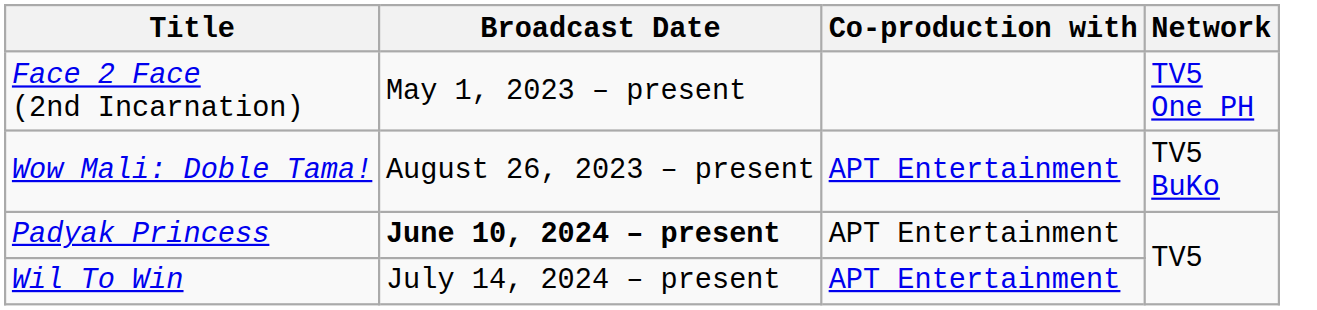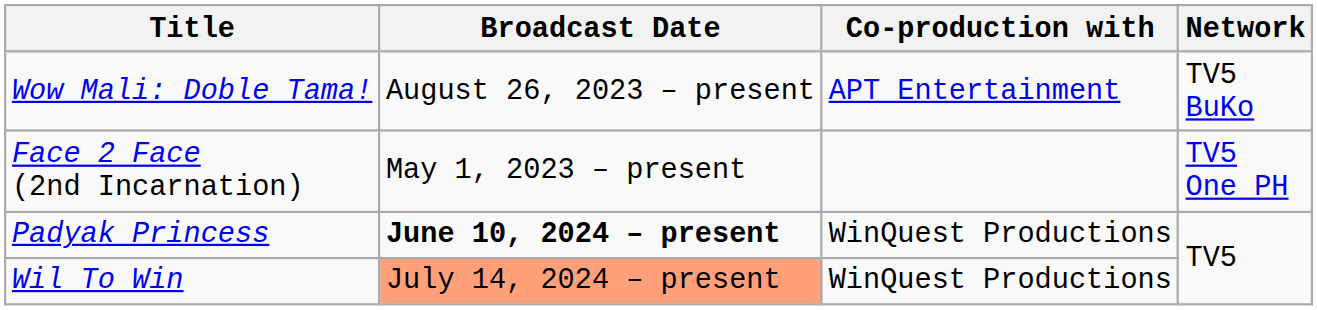rows swapped: (158, 92) <-> (192, 171)
(975, 234) APT Entertainment -> (1000, 234) WinQuest Productions
(583, 281) no background -> (583, 281) lightsalmon background
(975, 281) APT Entertainment -> (1000, 281) WinQuest Productions
